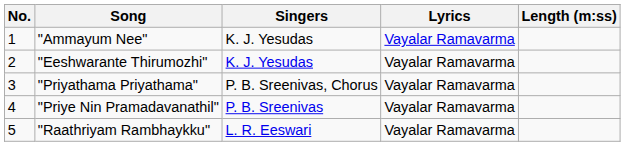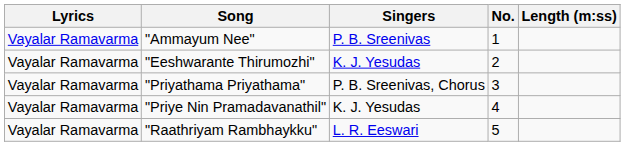columns swapped: (19, 16) <-> (450, 16)
(269, 39) K. J. Yesudas -> (382, 39) P. B. Sreenivas
(274, 108) P. B. Sreenivas -> (376, 108) K. J. Yesudas
